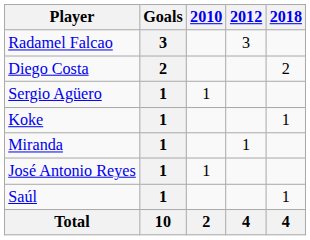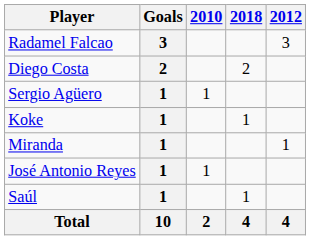columns swapped: (246, 17) <-> (286, 17)
